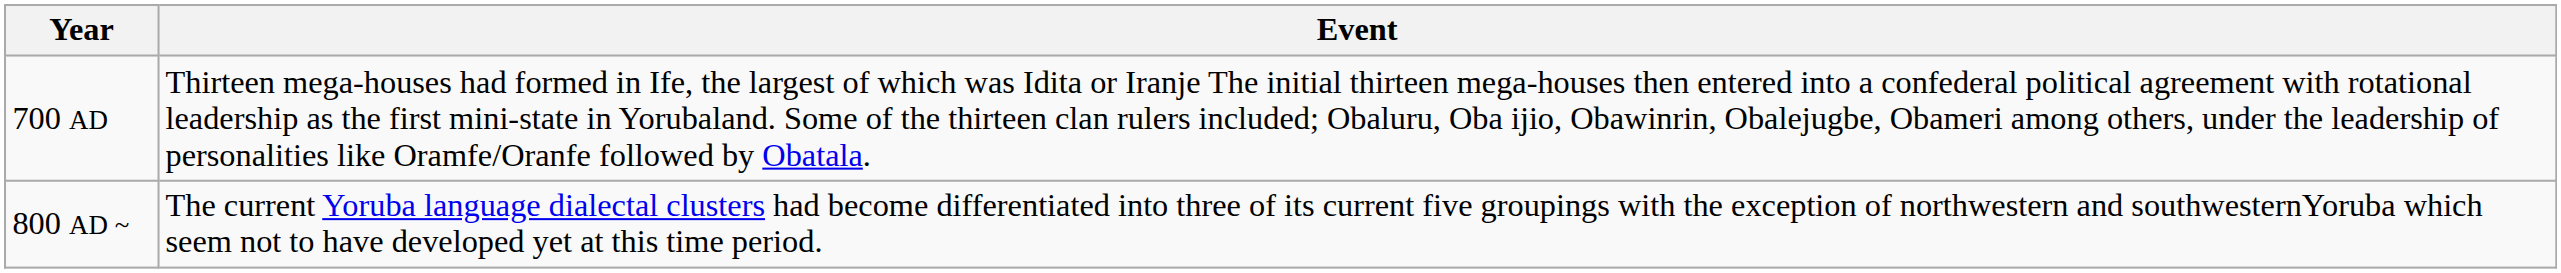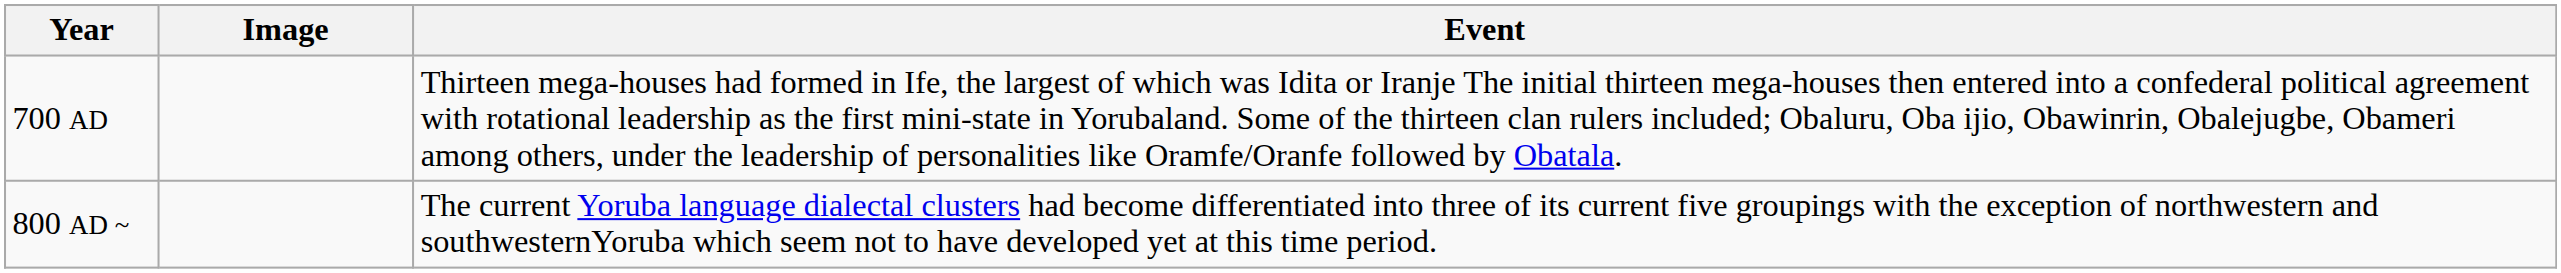+ column: (286, 30)
